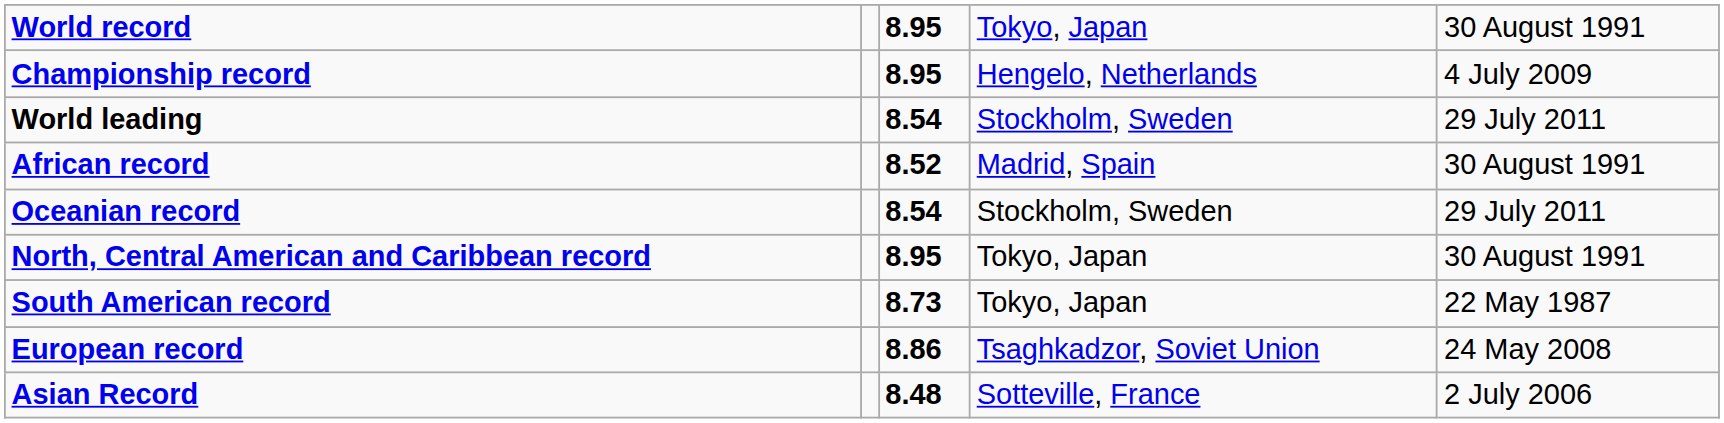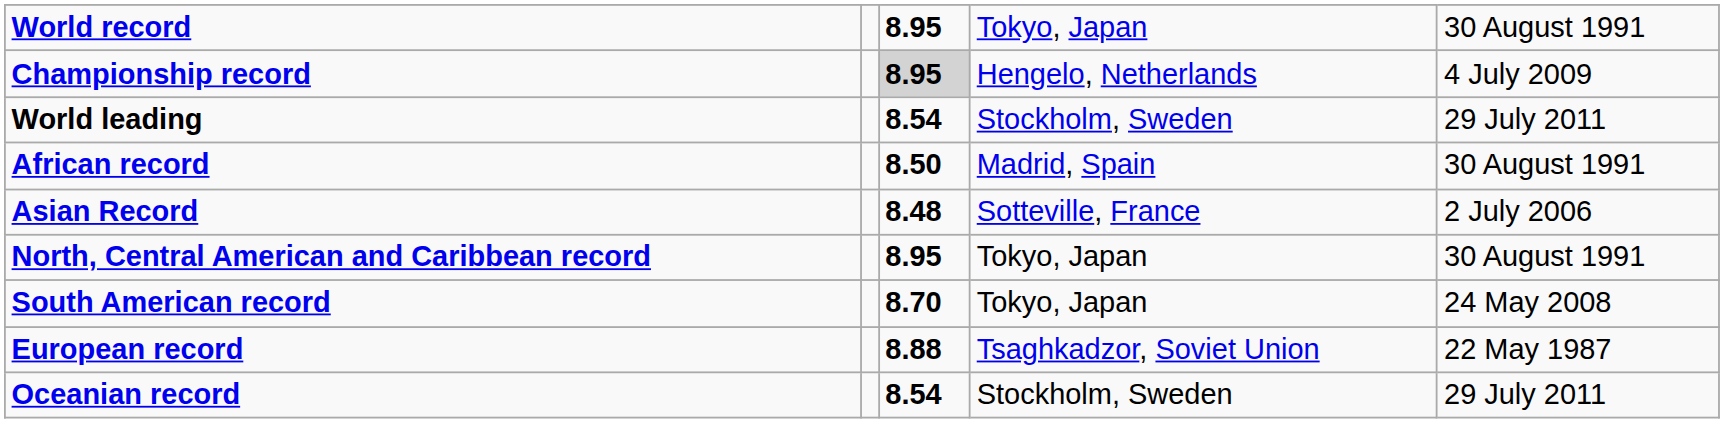(913, 73) no background -> (913, 73) lightgrey background
(913, 165) 8.52 -> (913, 165) 8.50
rows swapped: (105, 394) <-> (126, 211)
(913, 303) 8.73 -> (913, 303) 8.70
(1528, 303) 22 May 1987 -> (1528, 303) 24 May 2008
(913, 348) 8.86 -> (913, 348) 8.88
(1528, 348) 24 May 2008 -> (1528, 348) 22 May 1987
